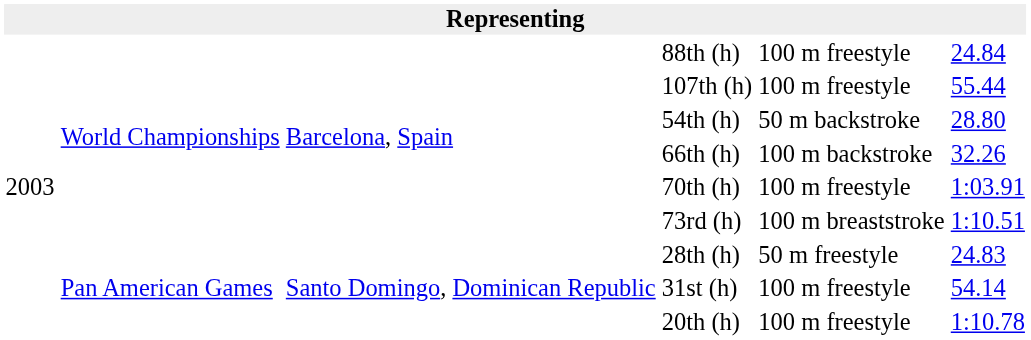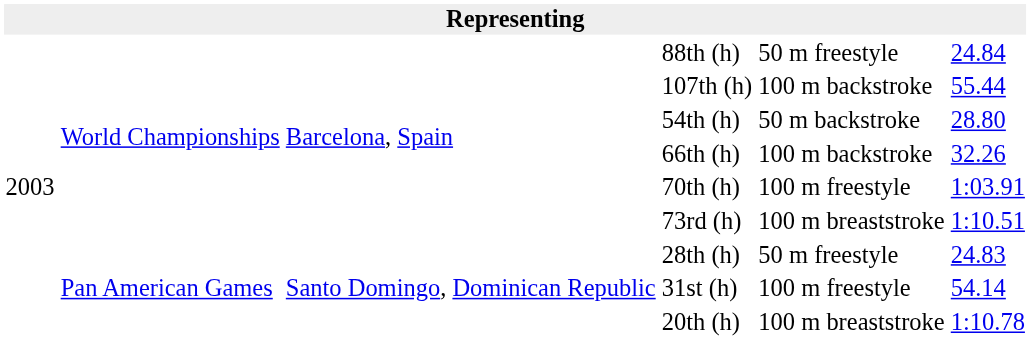(835, 52) 100 m freestyle -> (828, 52) 50 m freestyle
(835, 86) 100 m freestyle -> (845, 86) 100 m backstroke
(835, 322) 100 m freestyle -> (852, 322) 100 m breaststroke
